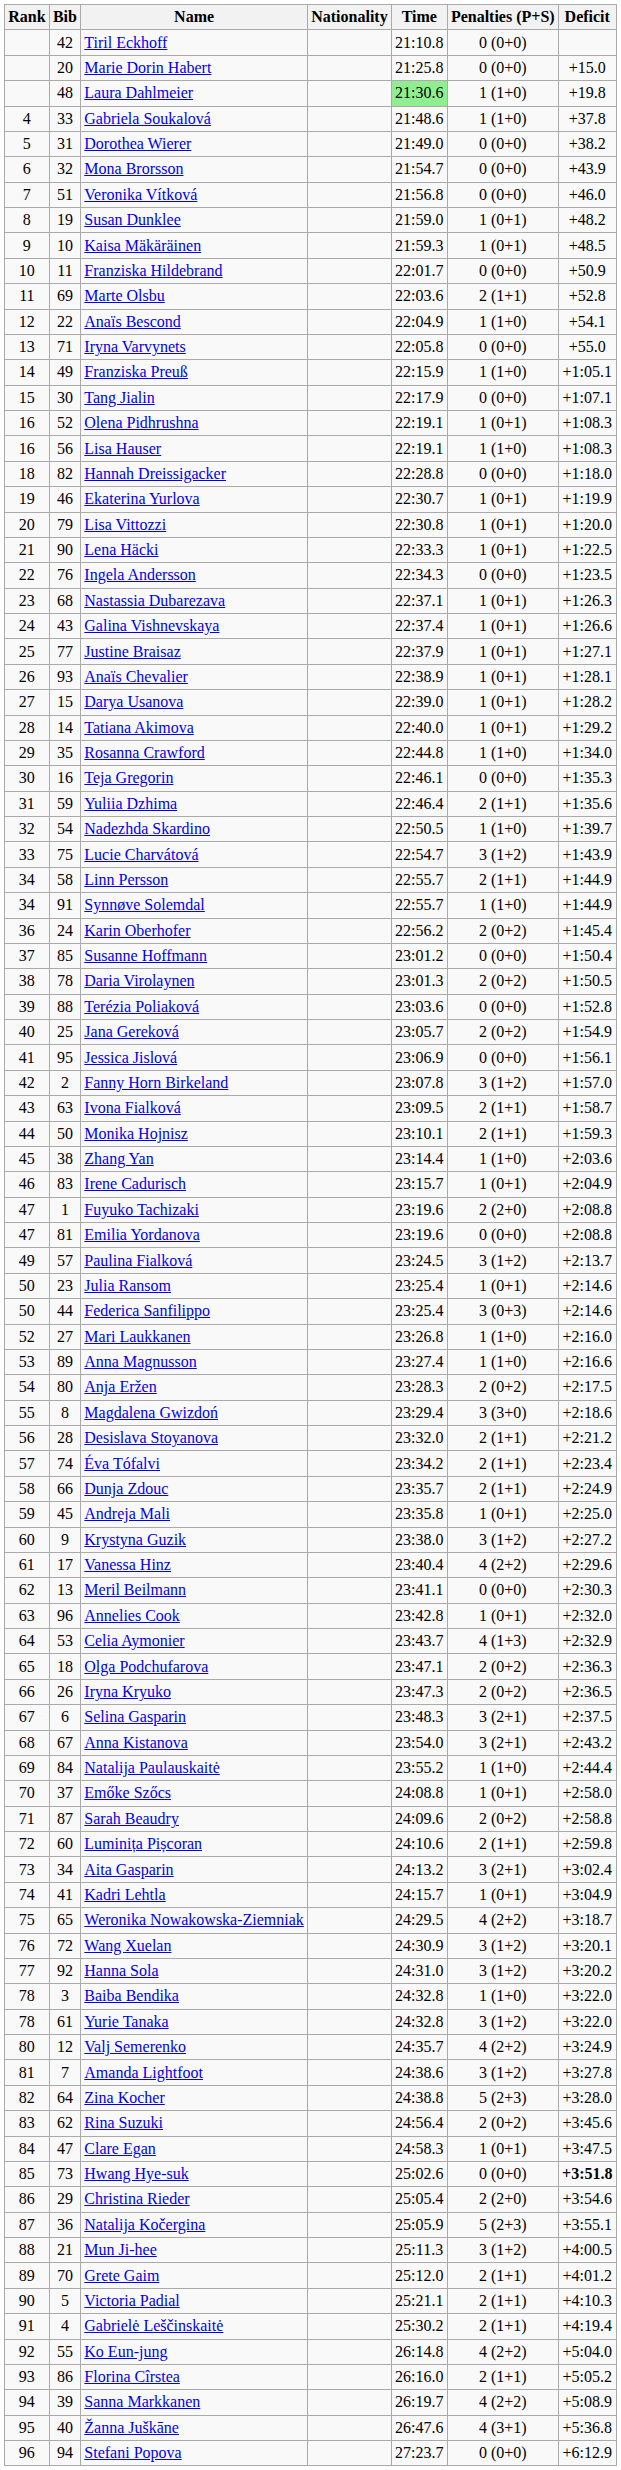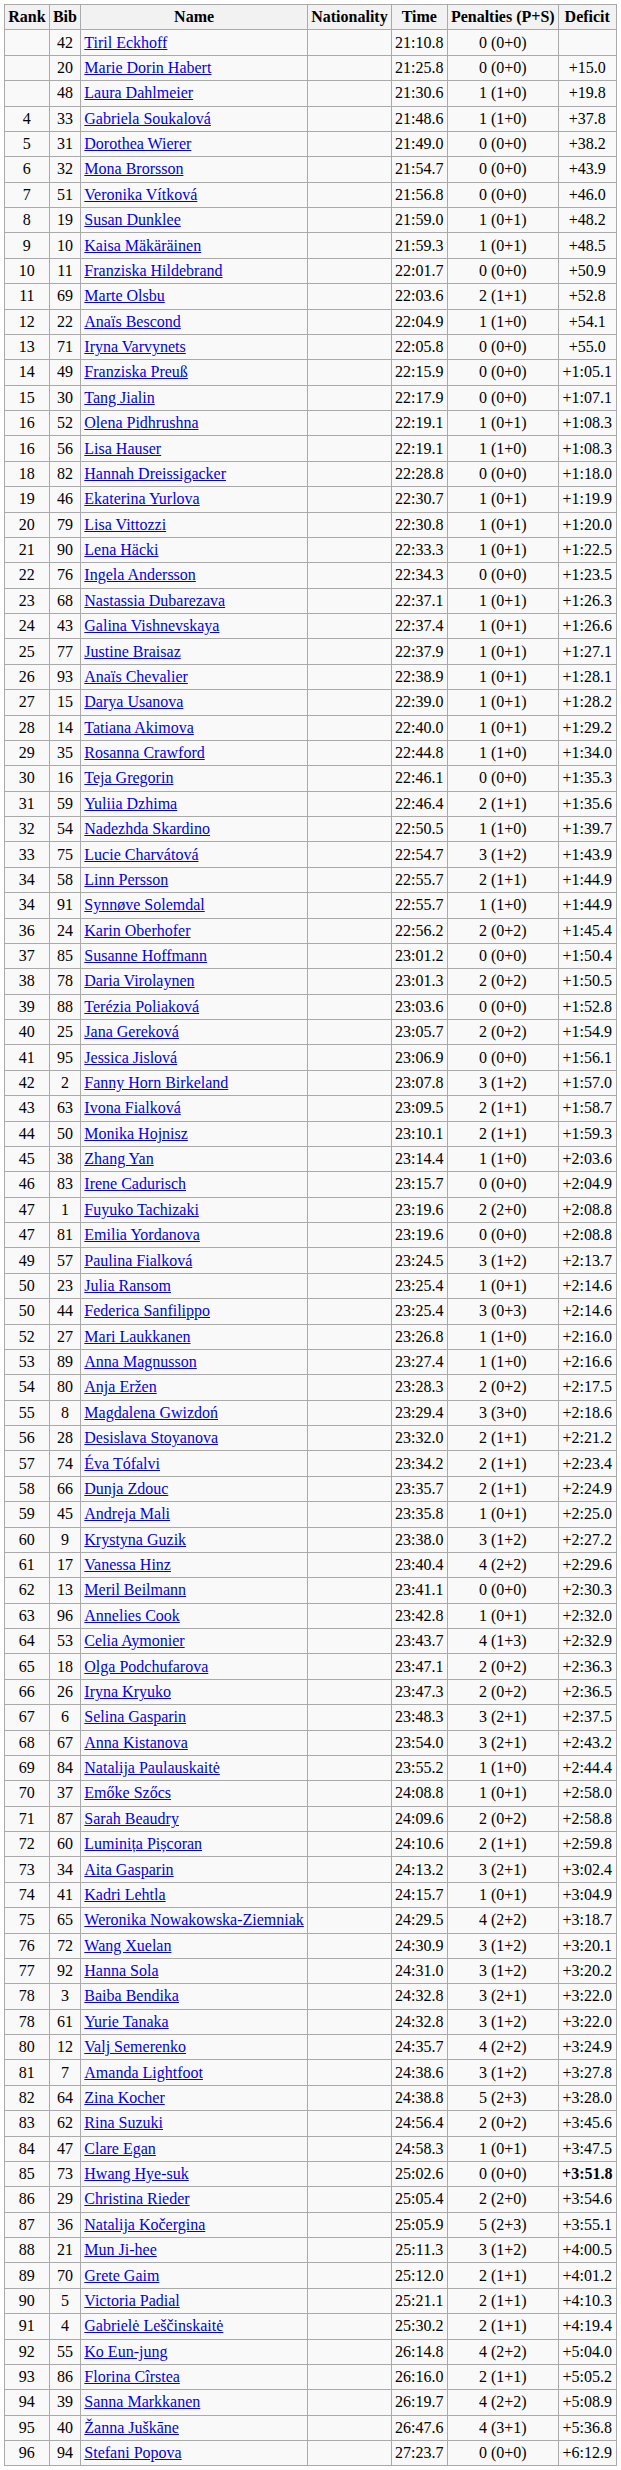(419, 93) lightgreen background -> (419, 93) no background
(503, 372) 1 (1+0) -> (503, 372) 0 (0+0)
(503, 1184) 1 (0+1) -> (503, 1184) 0 (0+0)
(503, 1996) 1 (1+0) -> (503, 1996) 3 (2+1)
